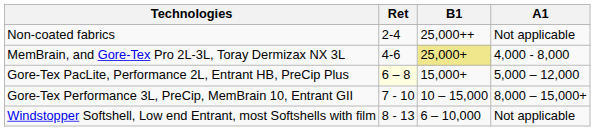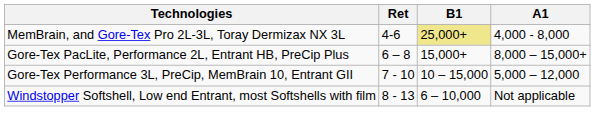- row: (61, 34)
(396, 75) lightyellow background -> (396, 55) no background
(537, 75) 5,000 – 12,000 -> (540, 55) 8,000 – 15,000+
(540, 95) 8,000 – 15,000+ -> (537, 75) 5,000 – 12,000
